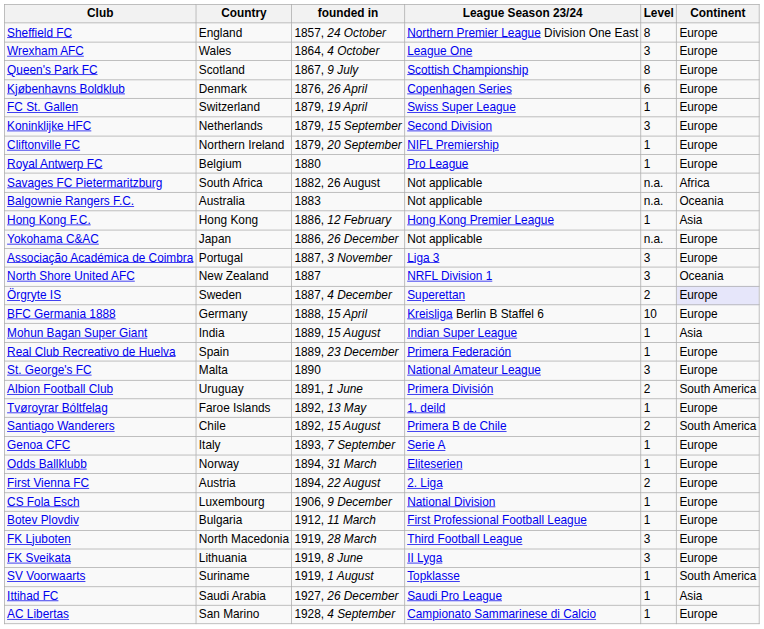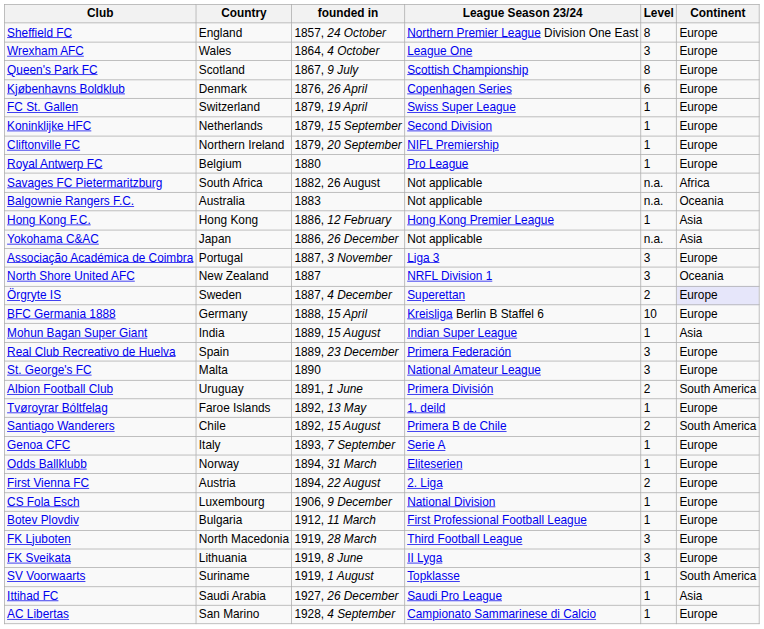(647, 126) 3 -> (647, 126) 1
(698, 239) Europe -> (691, 239) Asia
(647, 351) 1 -> (647, 351) 3
